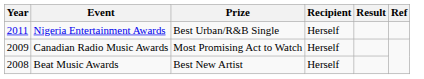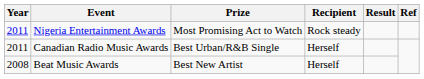(226, 30) Best Urban/R&B Single -> (238, 30) Most Promising Act to Watch
(323, 30) Herself -> (334, 30) Rock steady
(18, 47) 2009 -> (18, 47) 2011
(238, 47) Most Promising Act to Watch -> (226, 47) Best Urban/R&B Single
